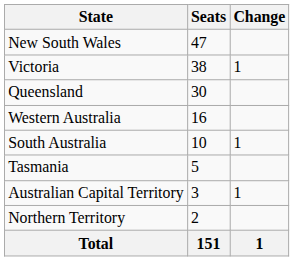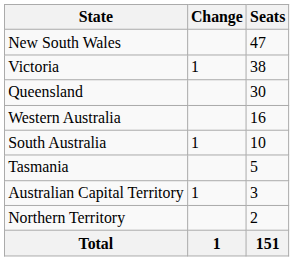columns swapped: (208, 17) <-> (259, 17)
